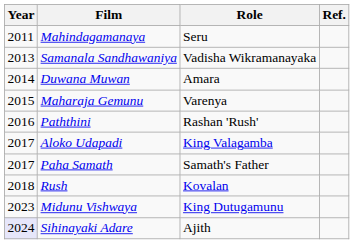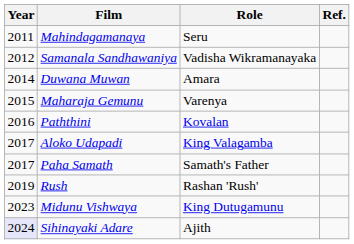(21, 57) 2013 -> (21, 57) 2012
(221, 121) Rashan 'Rush' -> (206, 121) Kovalan
(21, 185) 2018 -> (21, 185) 2019
(206, 185) Kovalan -> (221, 185) Rashan 'Rush'
